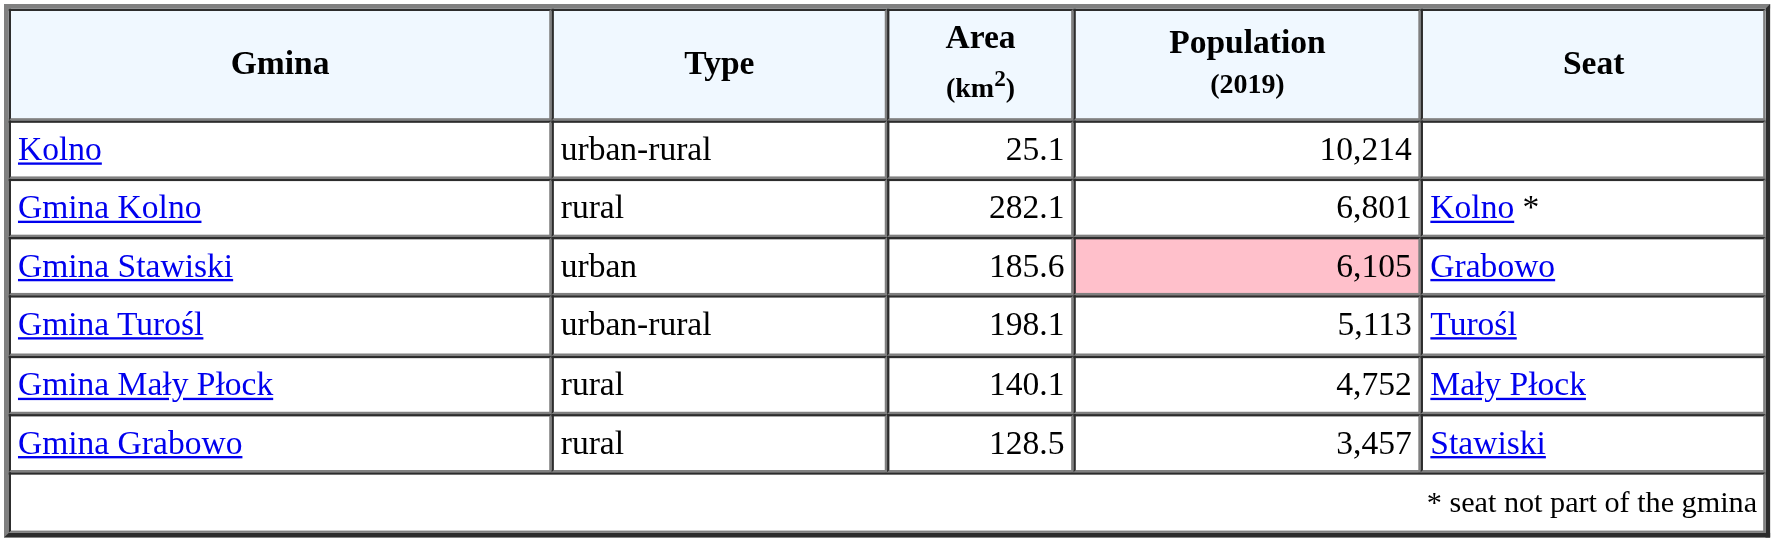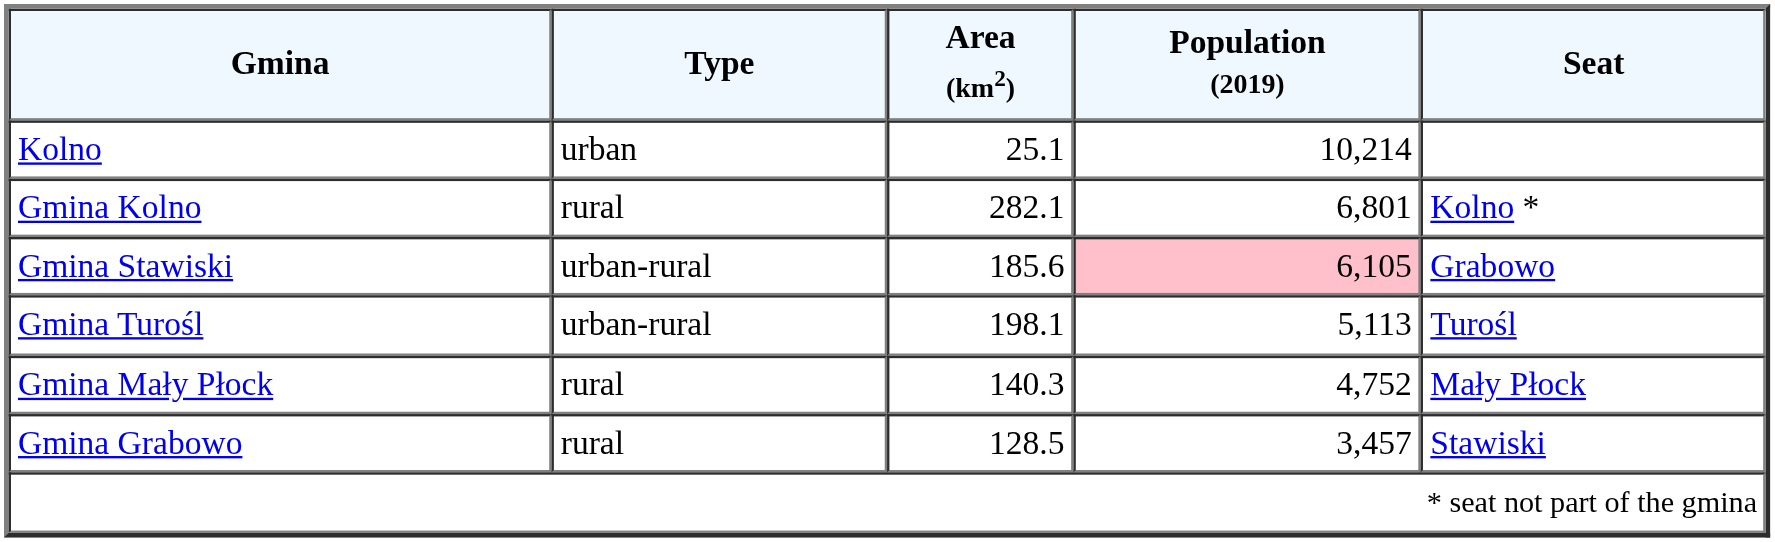(636, 147) urban-rural -> (599, 147) urban
(599, 265) urban -> (636, 265) urban-rural
(1027, 383) 140.1 -> (1027, 383) 140.3
